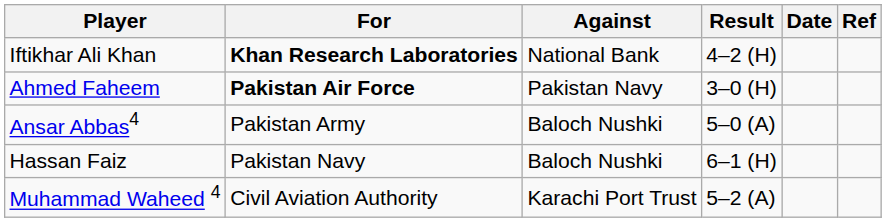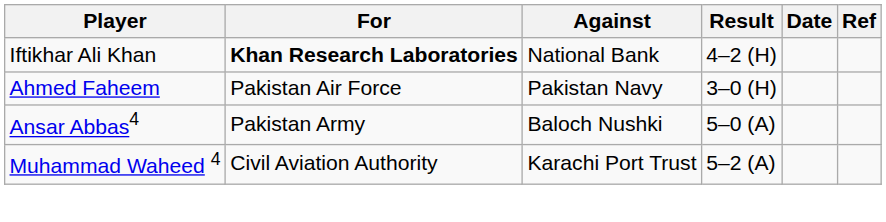(323, 88) bold -> (316, 88) normal
- row: (68, 160)
